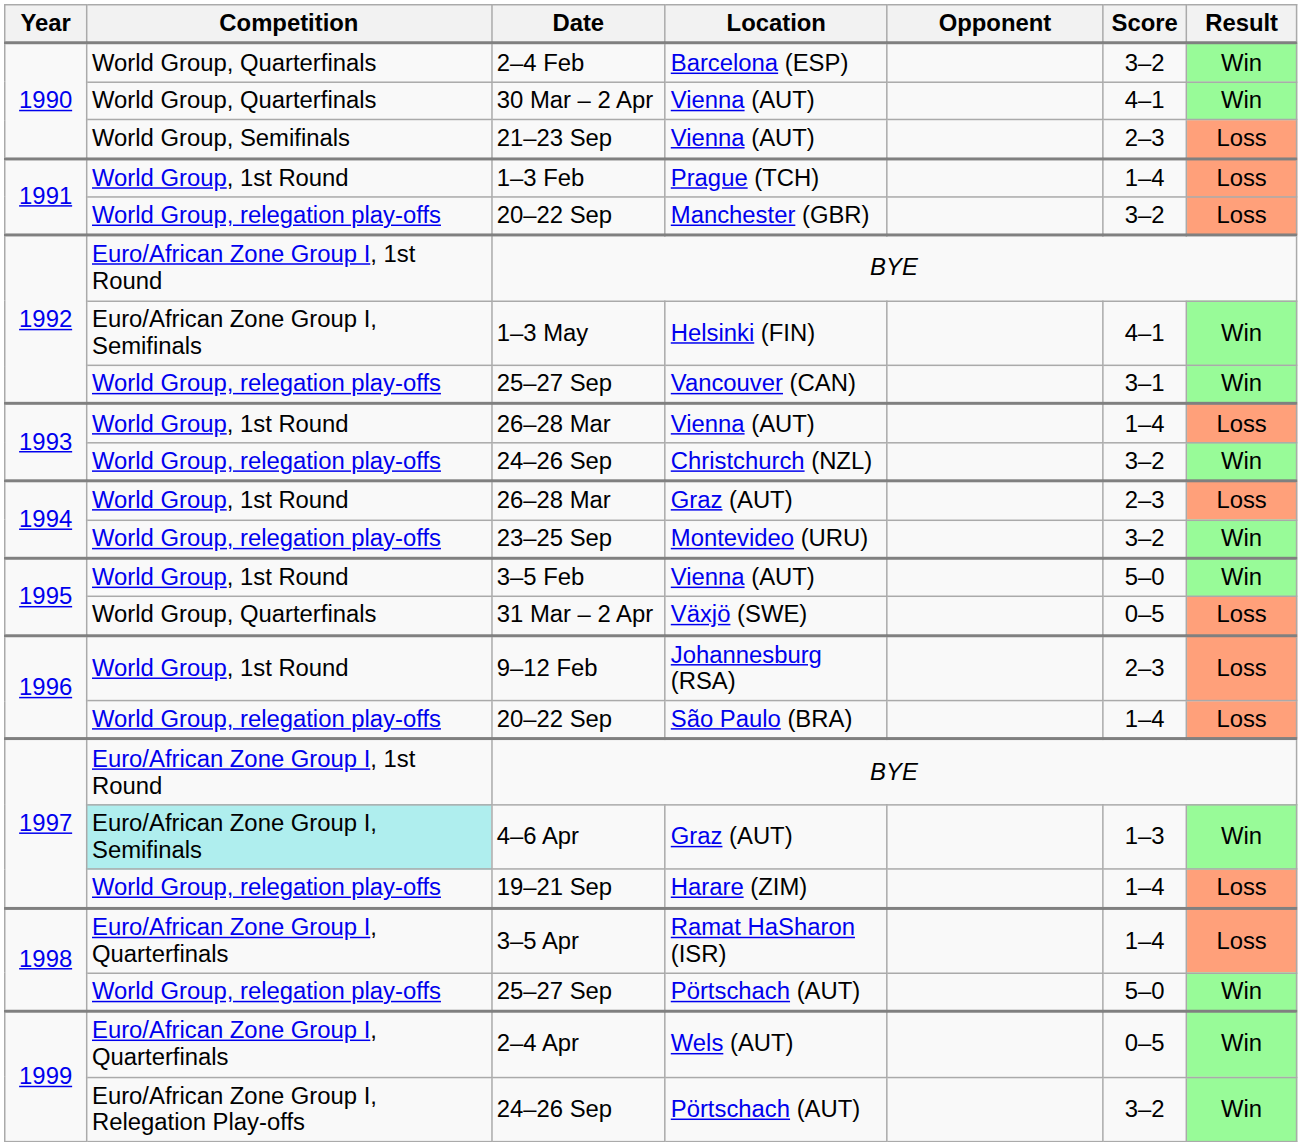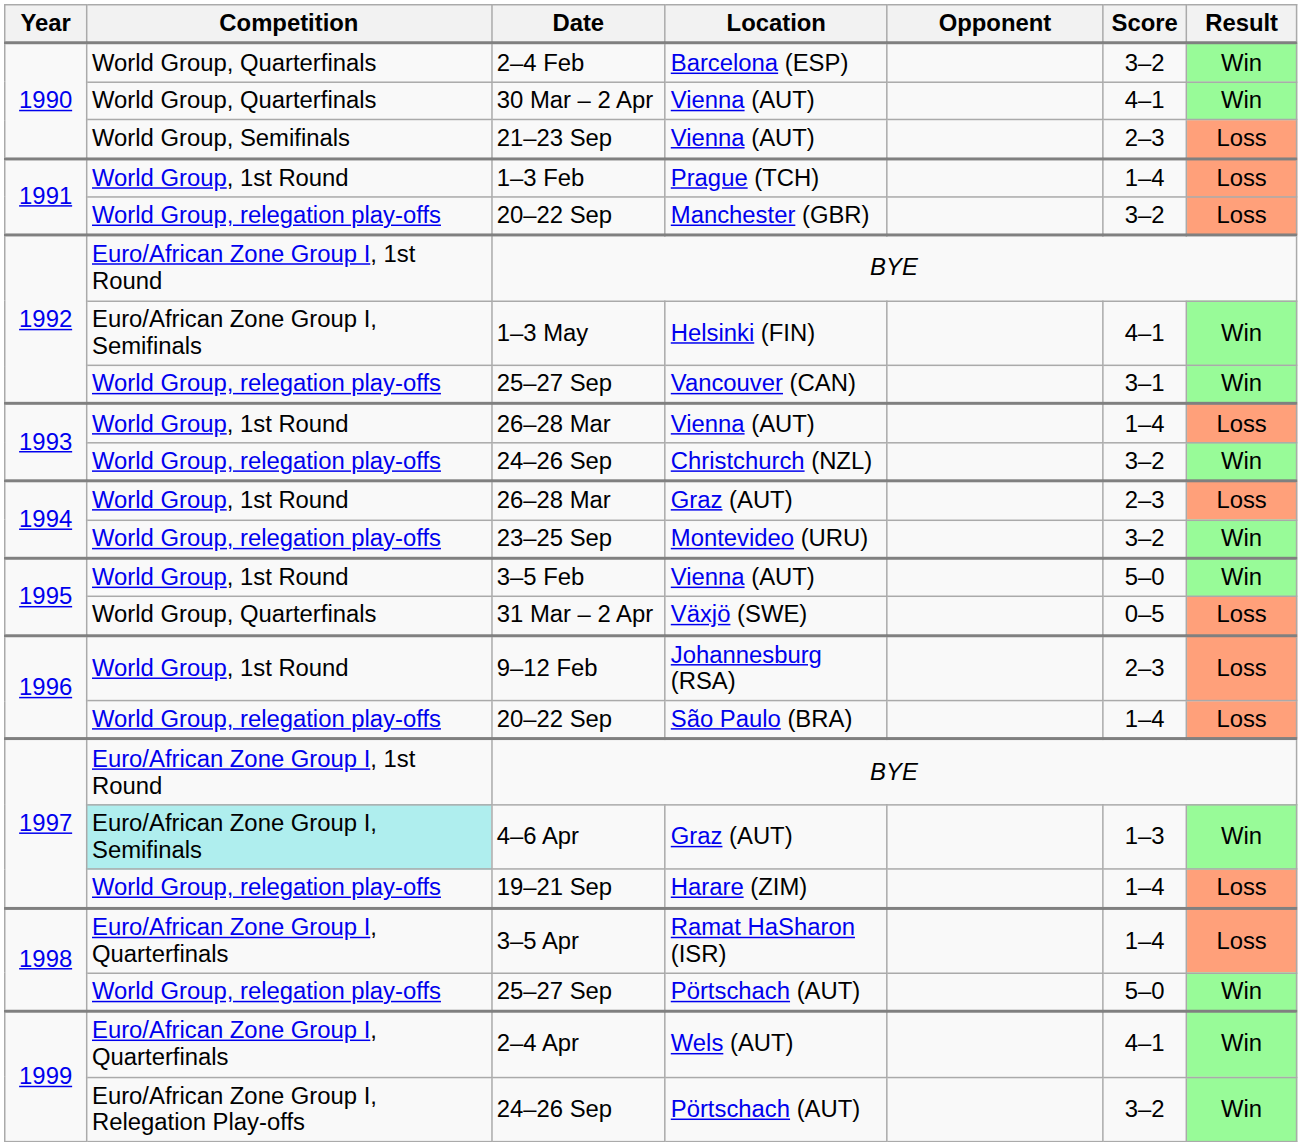(1145, 1044) 0–5 -> (1145, 1044) 4–1
